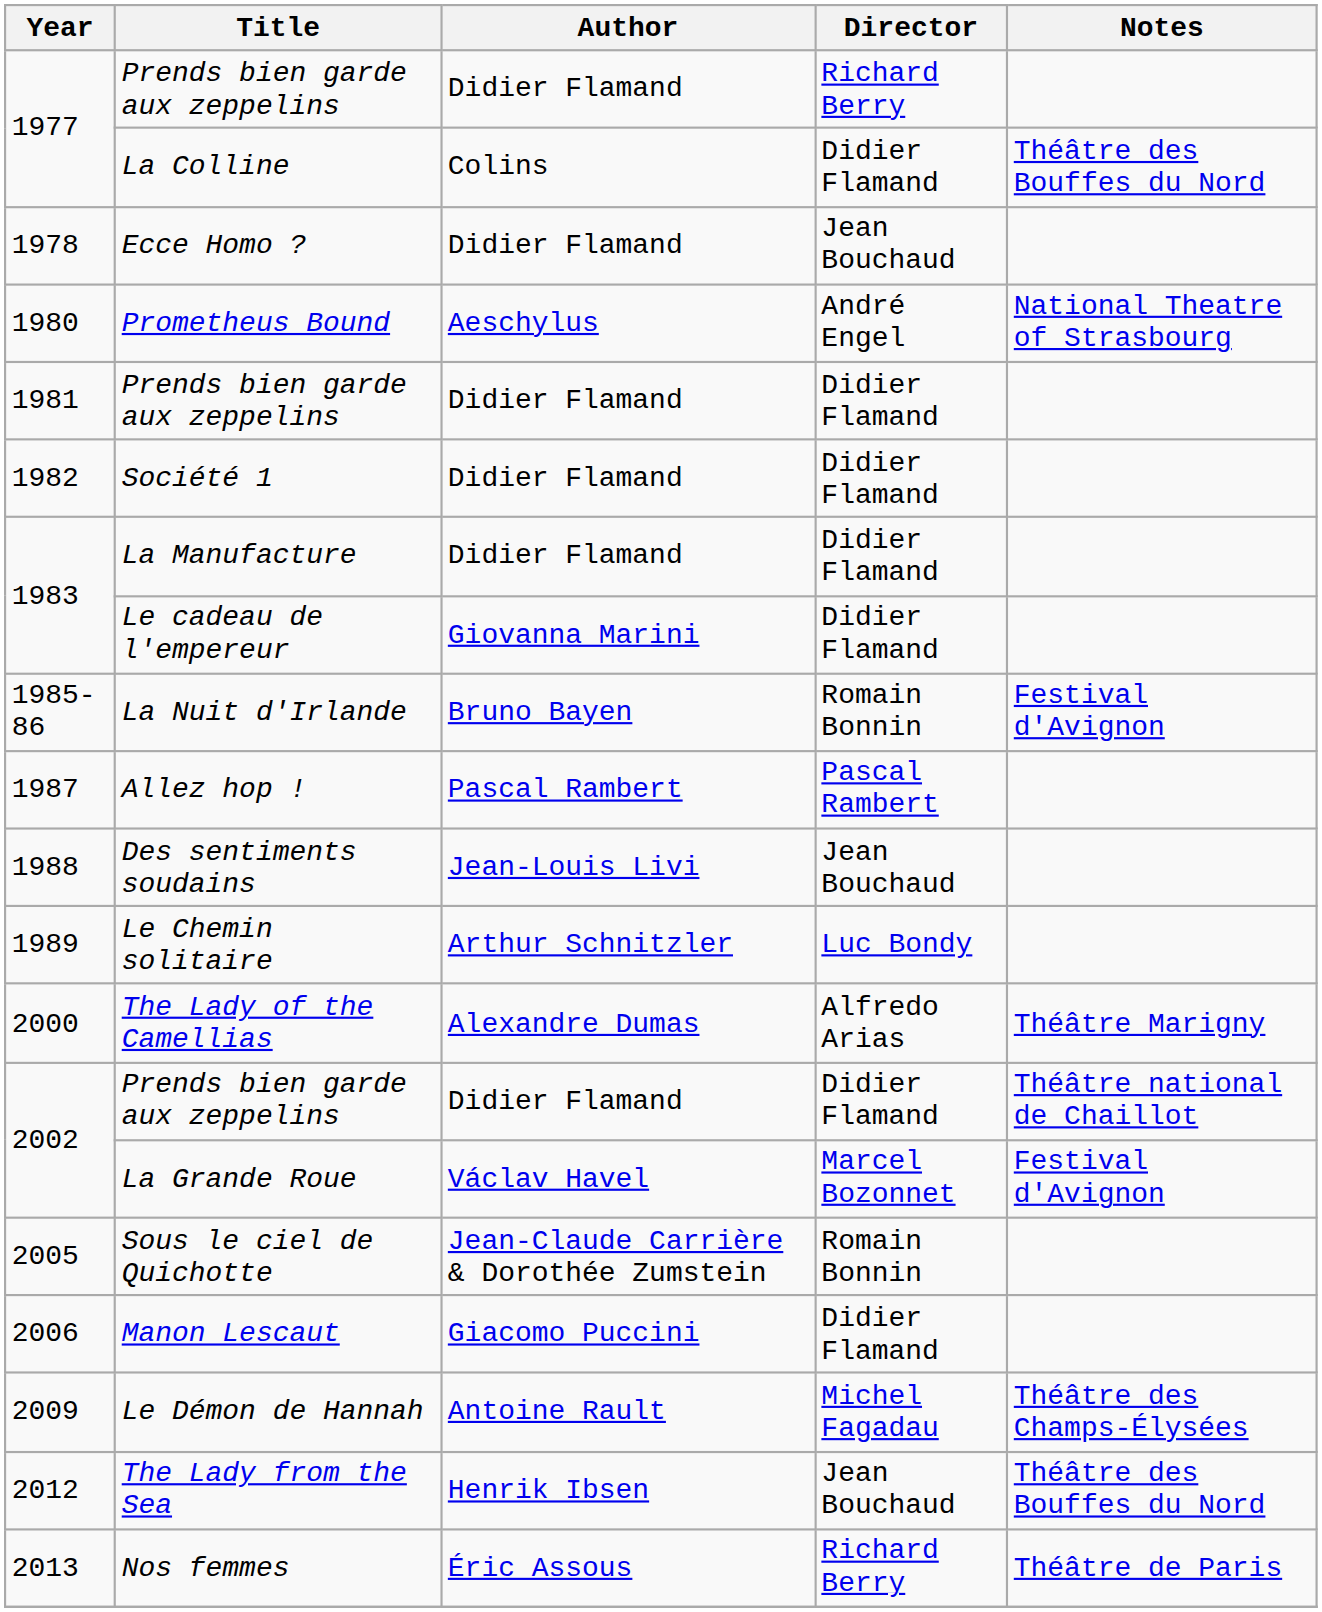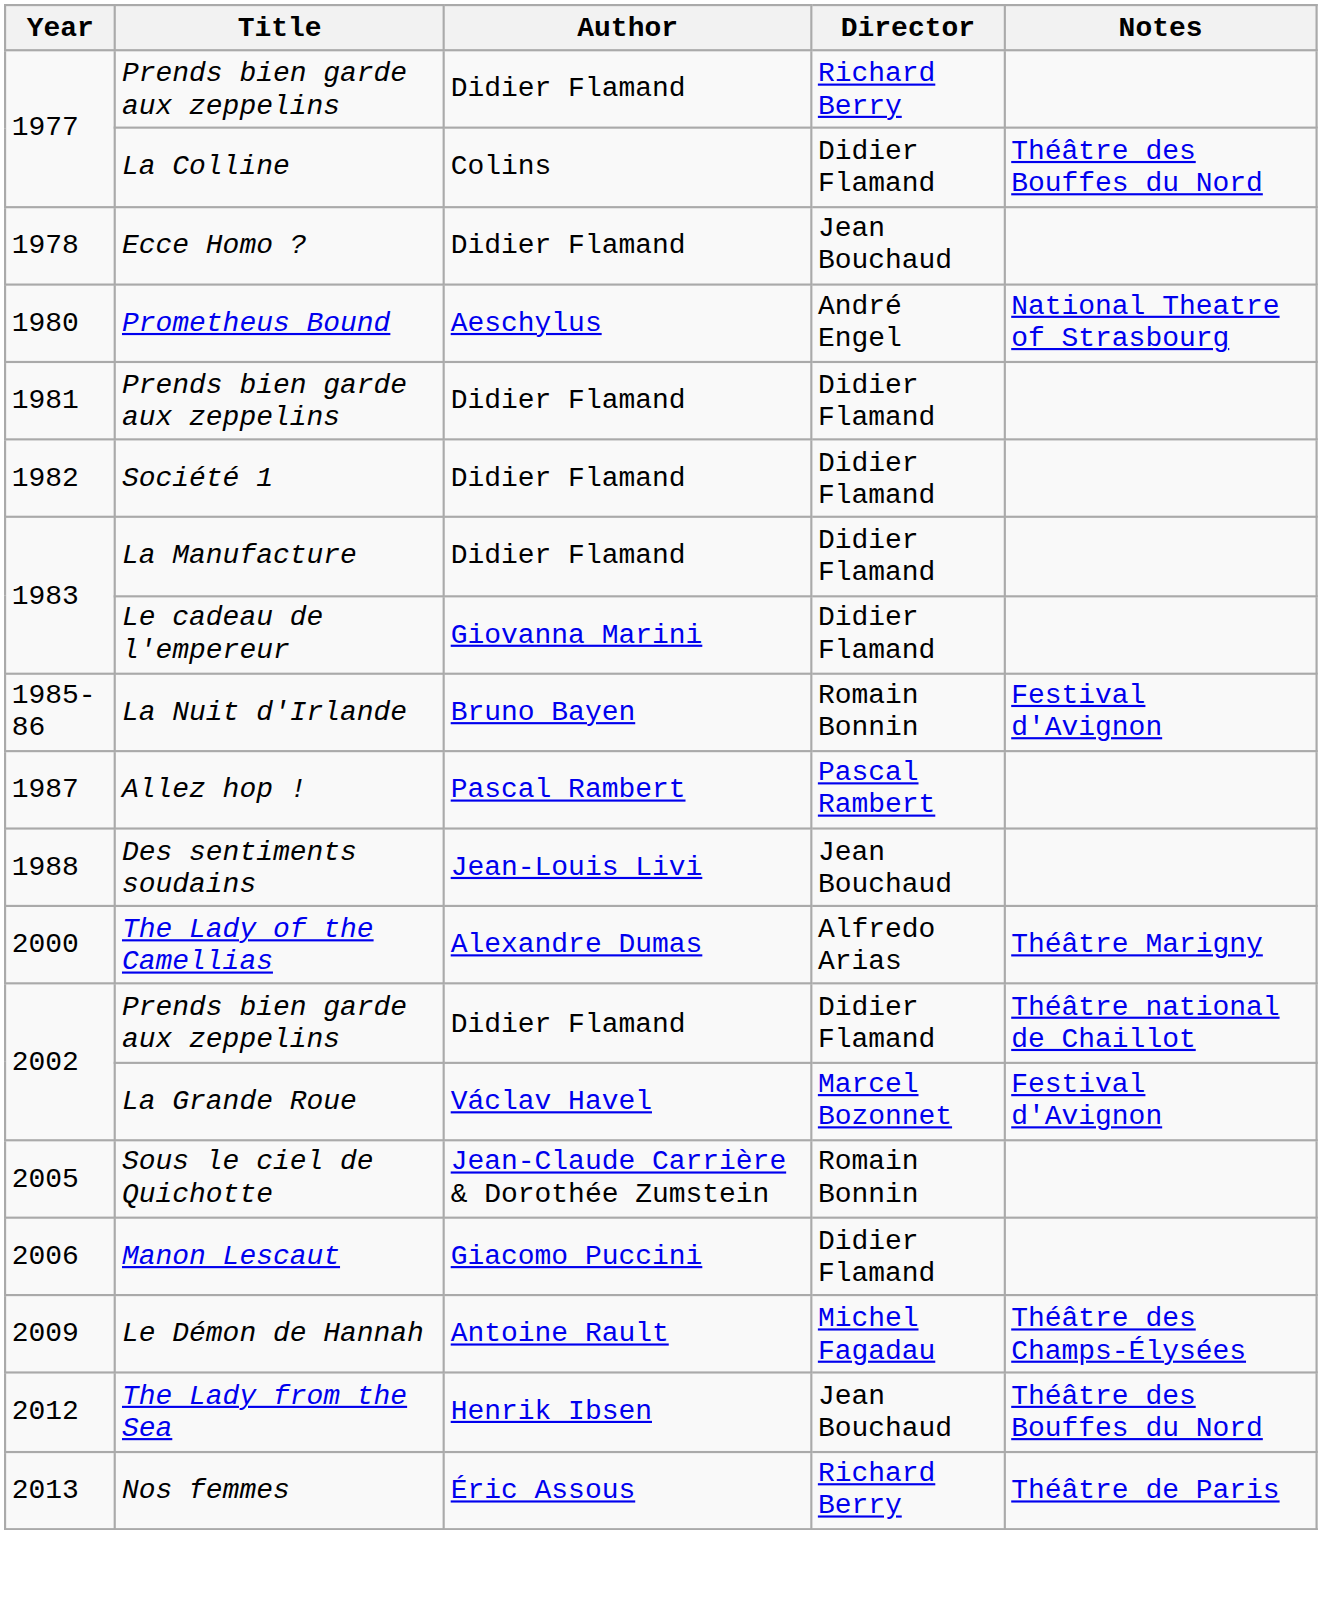- row: (45, 945)
